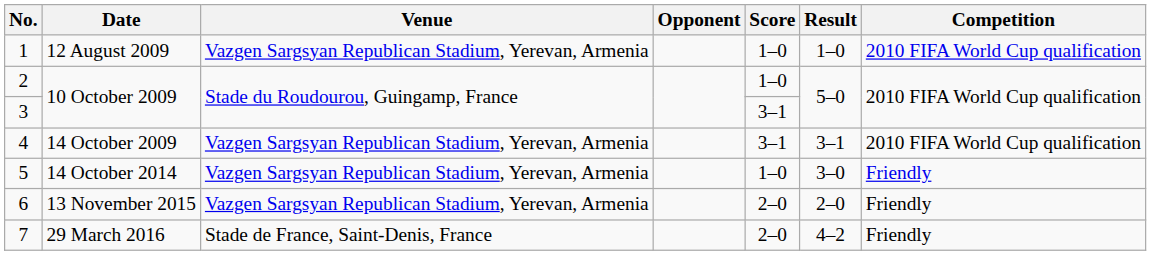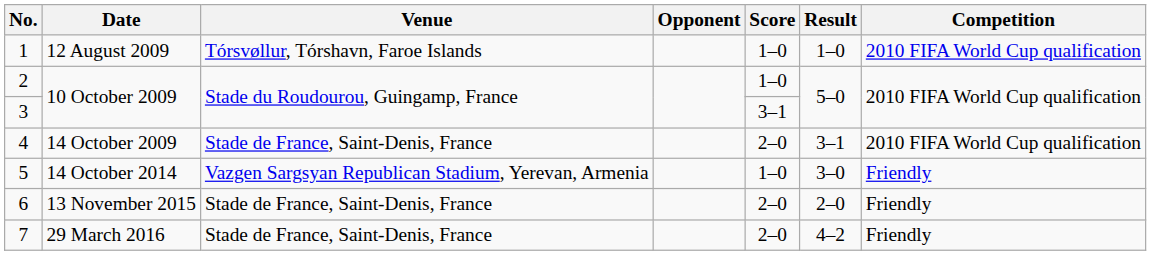(427, 50) Vazgen Sargsyan Republican Stadium, Yerevan, Armenia -> (343, 50) Tórsvøllur, Tórshavn, Faroe Islands
(427, 142) Vazgen Sargsyan Republican Stadium, Yerevan, Armenia -> (348, 142) Stade de France, Saint-Denis, France
(772, 142) 3–1 -> (772, 142) 2–0
(427, 204) Vazgen Sargsyan Republican Stadium, Yerevan, Armenia -> (348, 204) Stade de France, Saint-Denis, France
